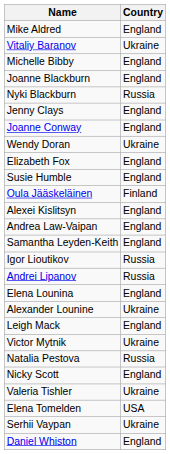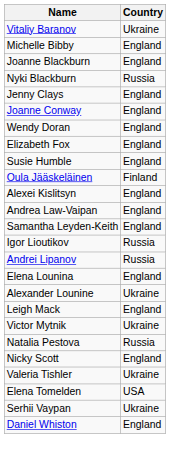- row: (34, 29)
(141, 144) Ukraine -> (142, 128) England
